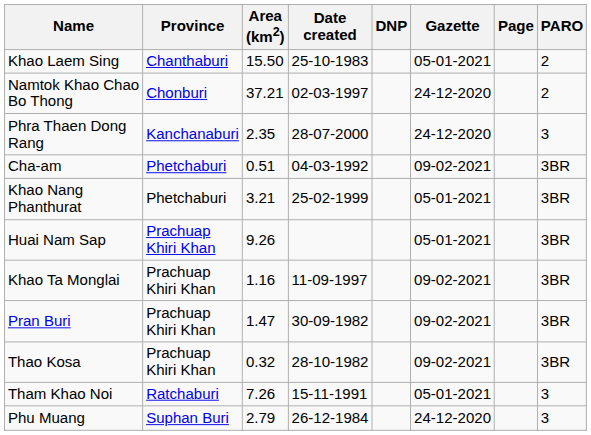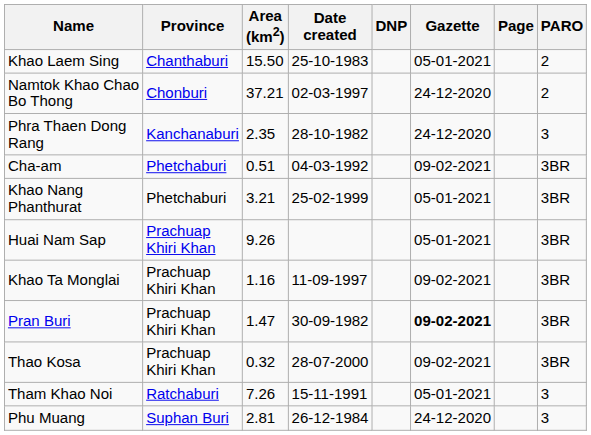(330, 134) 28-07-2000 -> (330, 134) 28-10-1982
(453, 321) normal -> (453, 321) bold
(330, 362) 28-10-1982 -> (330, 362) 28-07-2000
(261, 418) 2.79 -> (261, 418) 2.81
